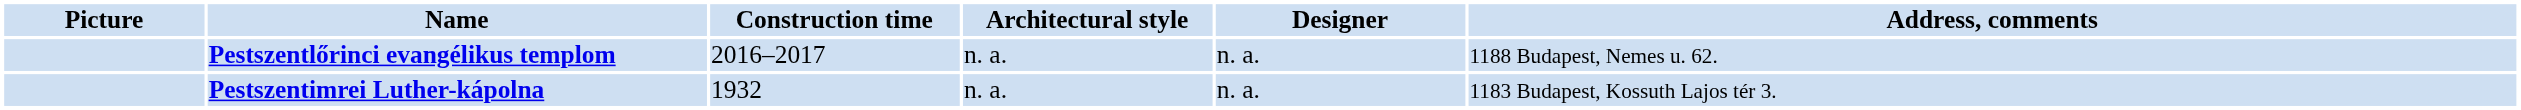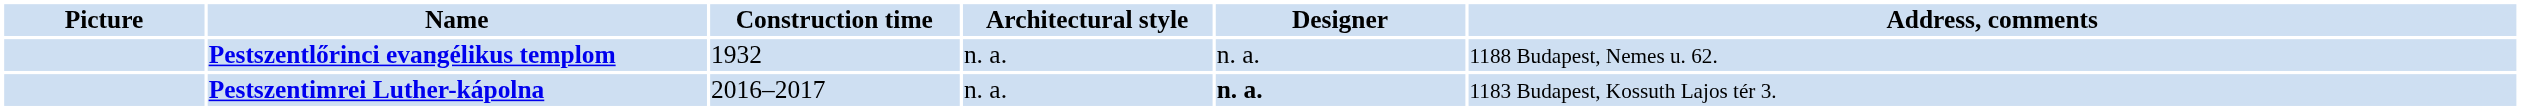(768, 54) 2016–2017 -> (737, 54) 1932
(737, 89) 1932 -> (768, 89) 2016–2017
(1238, 89) normal -> (1240, 89) bold
